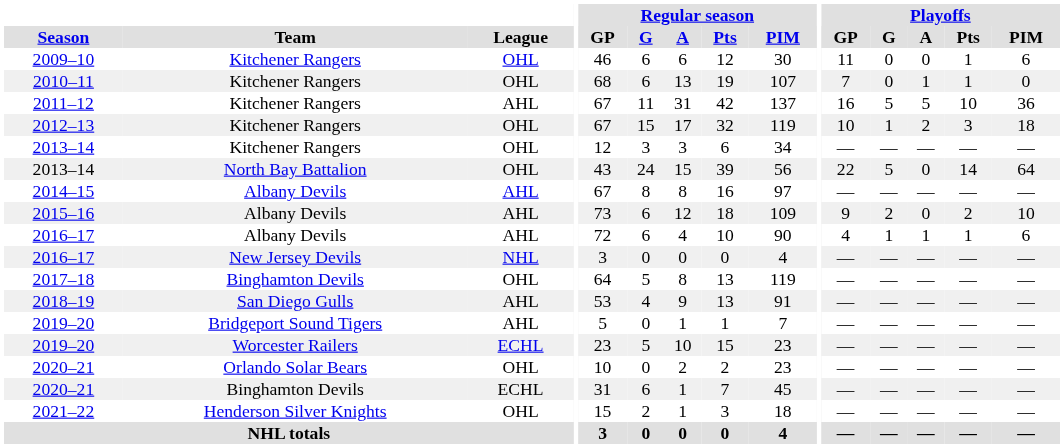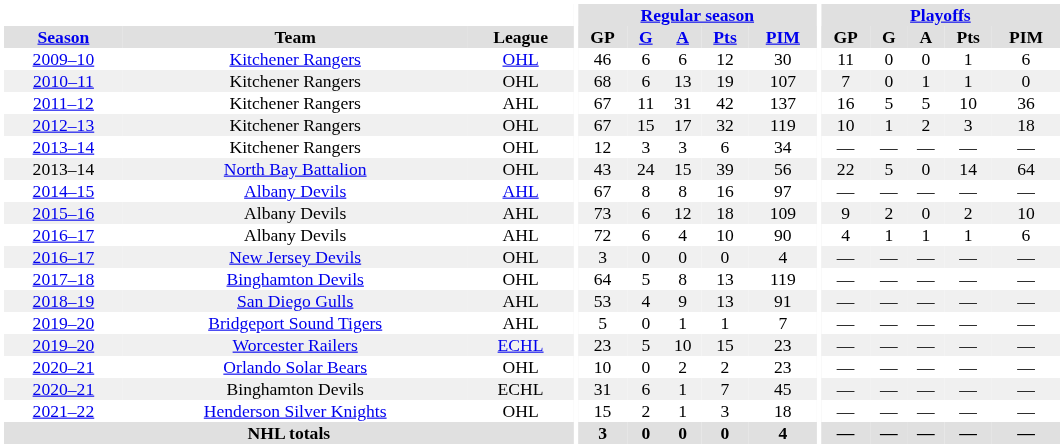(521, 256) NHL -> (521, 256) OHL
